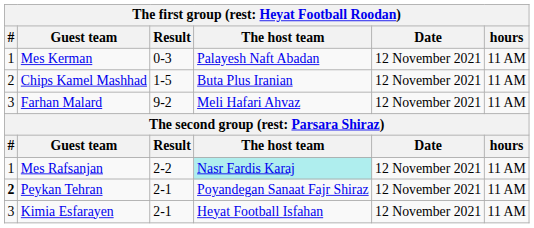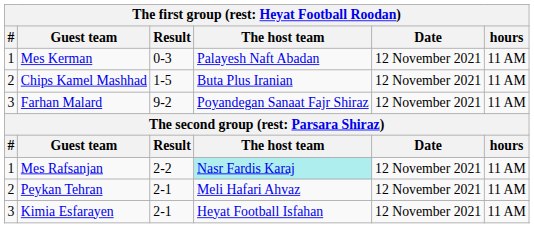(249, 102) Meli Hafari Ahvaz -> (283, 102) Poyandegan Sanaat Fajr Shiraz
(11, 189) bold -> (11, 189) normal
(283, 189) Poyandegan Sanaat Fajr Shiraz -> (249, 189) Meli Hafari Ahvaz
